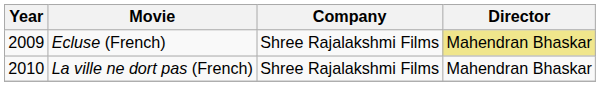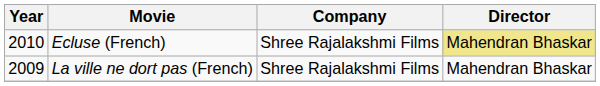(26, 42) 2009 -> (26, 42) 2010
(26, 68) 2010 -> (26, 68) 2009
